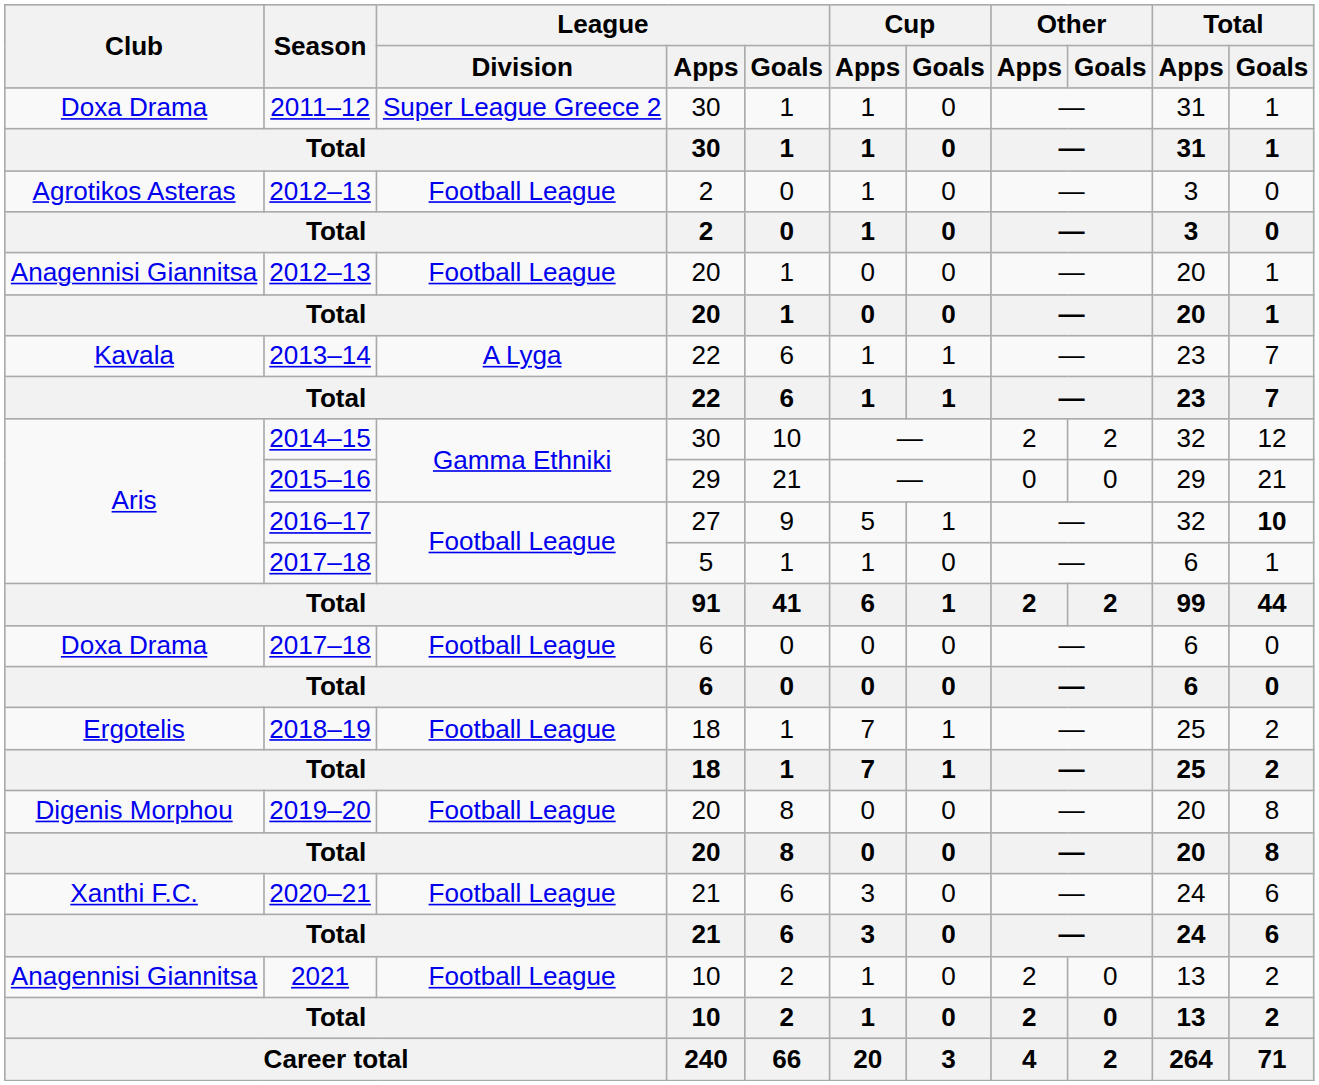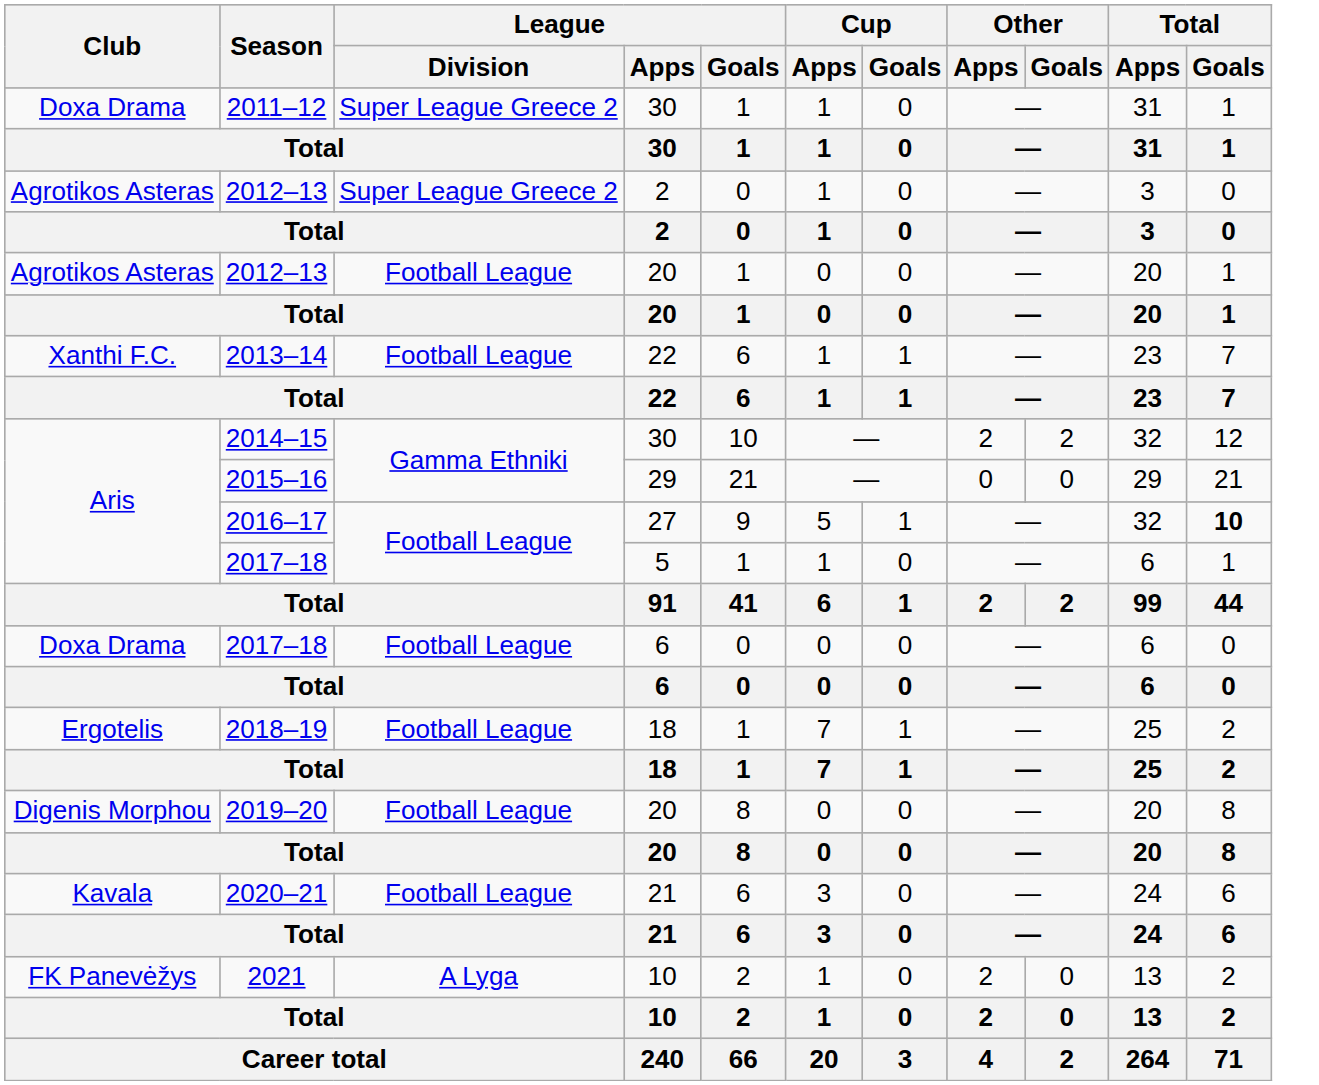(522, 190) Football League -> (479, 190) Super League Greece 2
(134, 273) Anagennisi Giannitsa -> (112, 273) Agrotikos Asteras
(134, 356) Kavala -> (112, 356) Xanthi F.C.
(522, 356) A Lyga -> (479, 356) Football League
(134, 893) Xanthi F.C. -> (112, 893) Kavala
(134, 976) Anagennisi Giannitsa -> (112, 976) FK Panevėžys
(522, 976) Football League -> (479, 976) A Lyga
